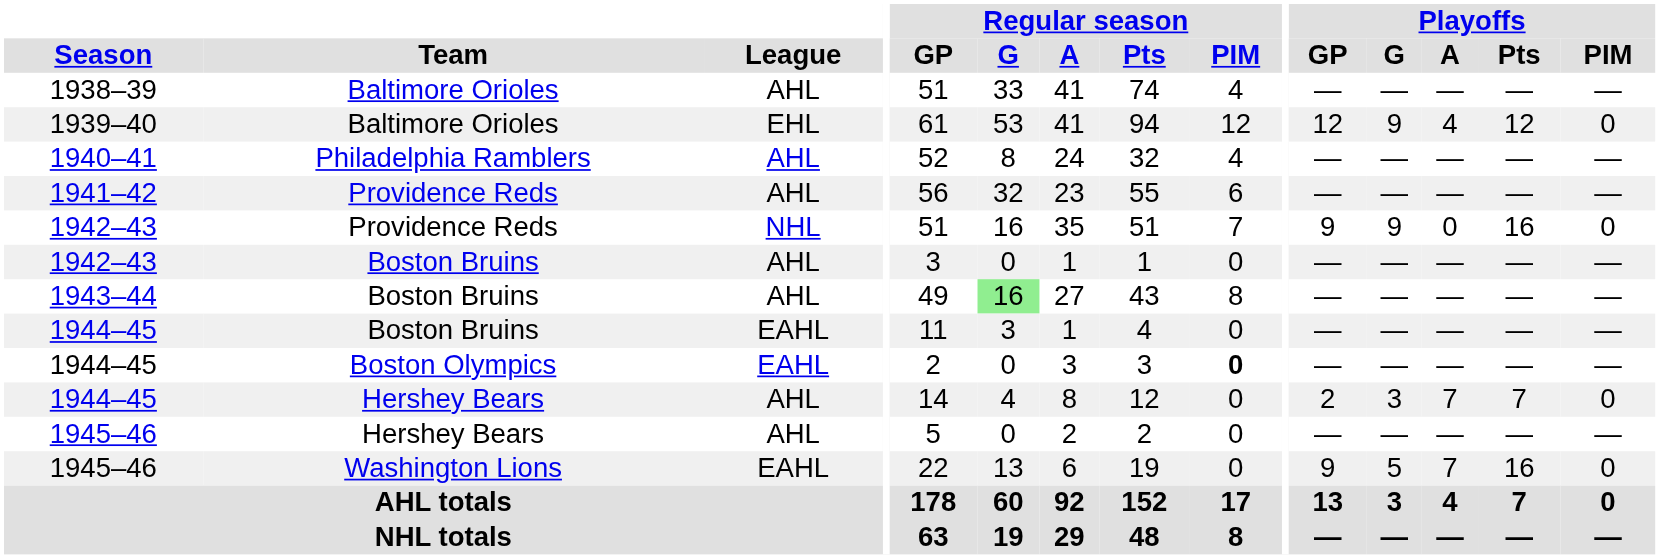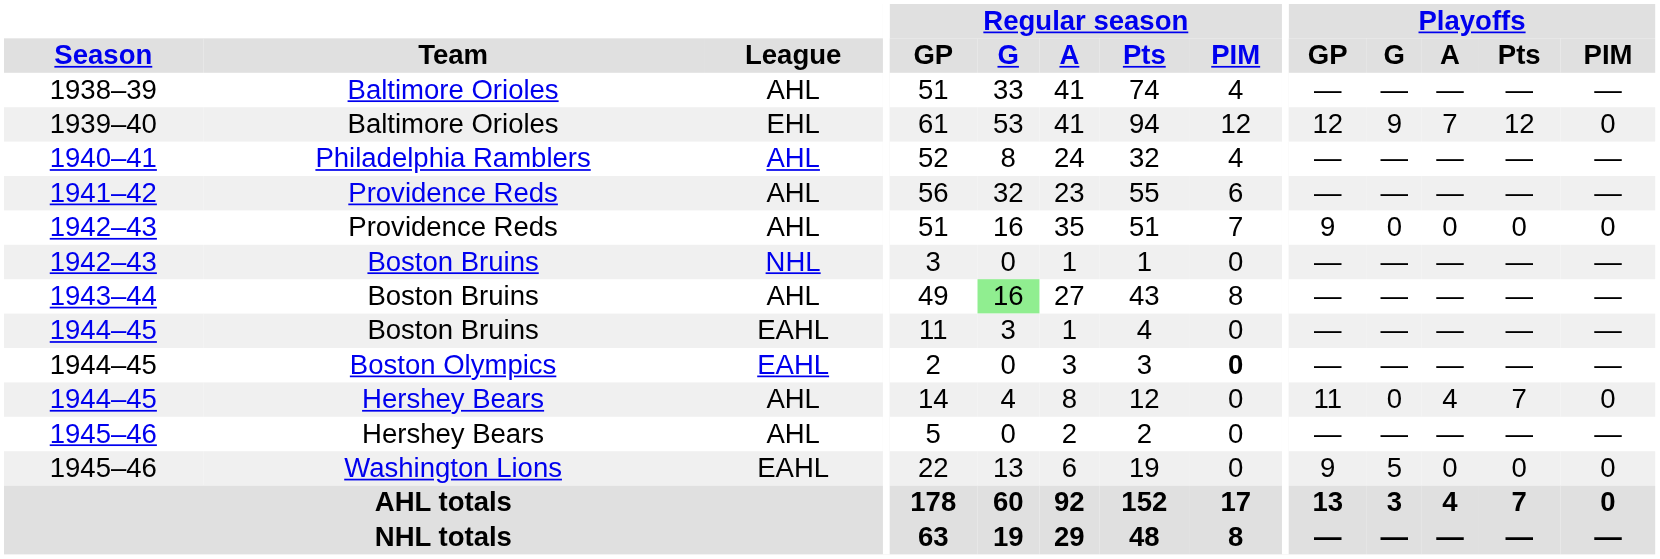(1450, 124) 4 -> (1450, 124) 7
(793, 227) NHL -> (793, 227) AHL
(1394, 227) 9 -> (1394, 227) 0
(1519, 227) 16 -> (1519, 227) 0
(793, 261) AHL -> (793, 261) NHL
(1328, 399) 2 -> (1328, 399) 11
(1394, 399) 3 -> (1394, 399) 0
(1450, 399) 7 -> (1450, 399) 4
(1450, 468) 7 -> (1450, 468) 0
(1519, 468) 16 -> (1519, 468) 0
